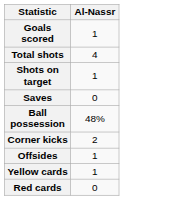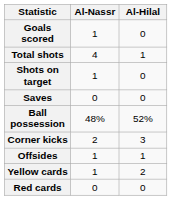+ column: (143, 12)
